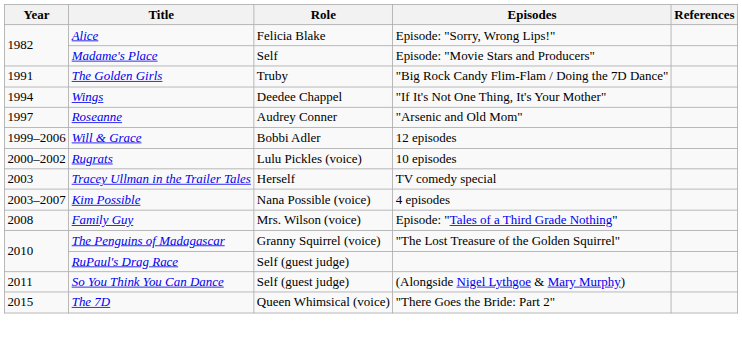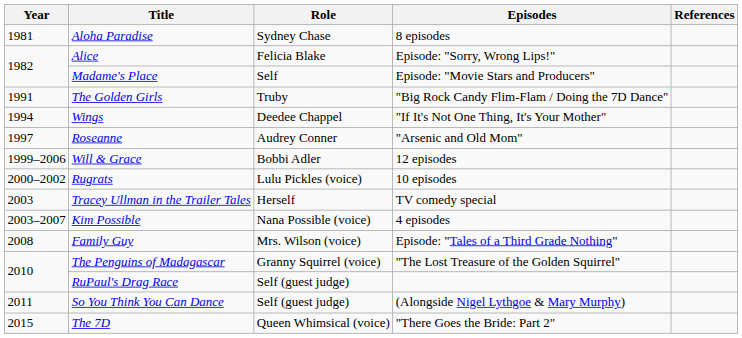+ row: (112, 35)
